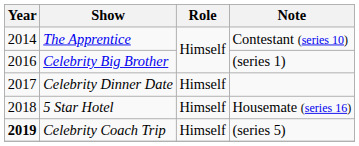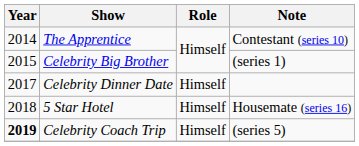(22, 61) 2016 -> (22, 61) 2015
